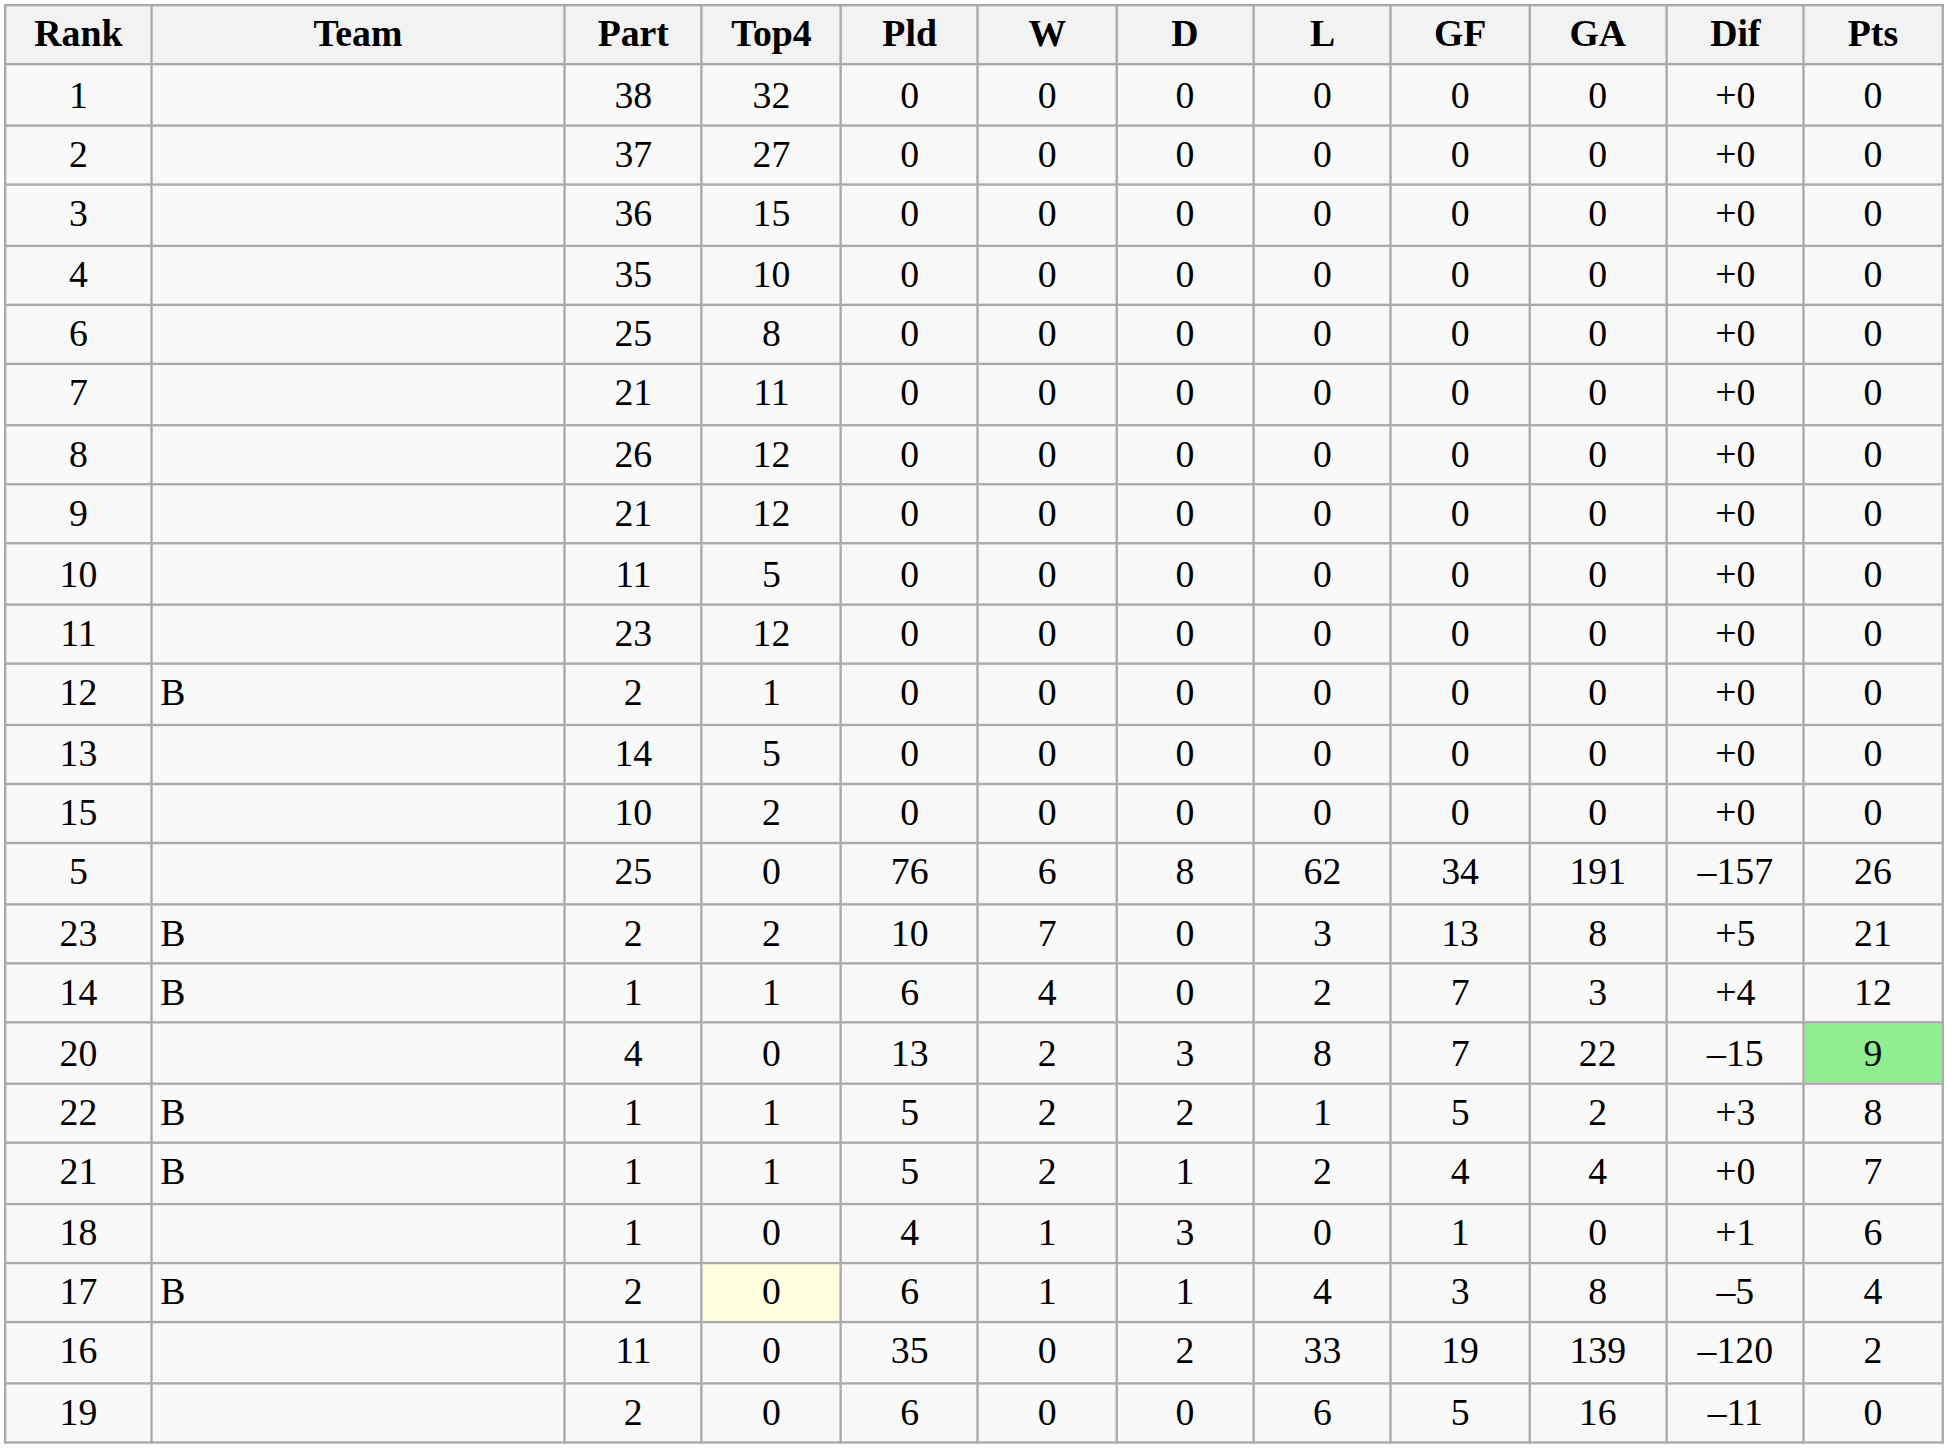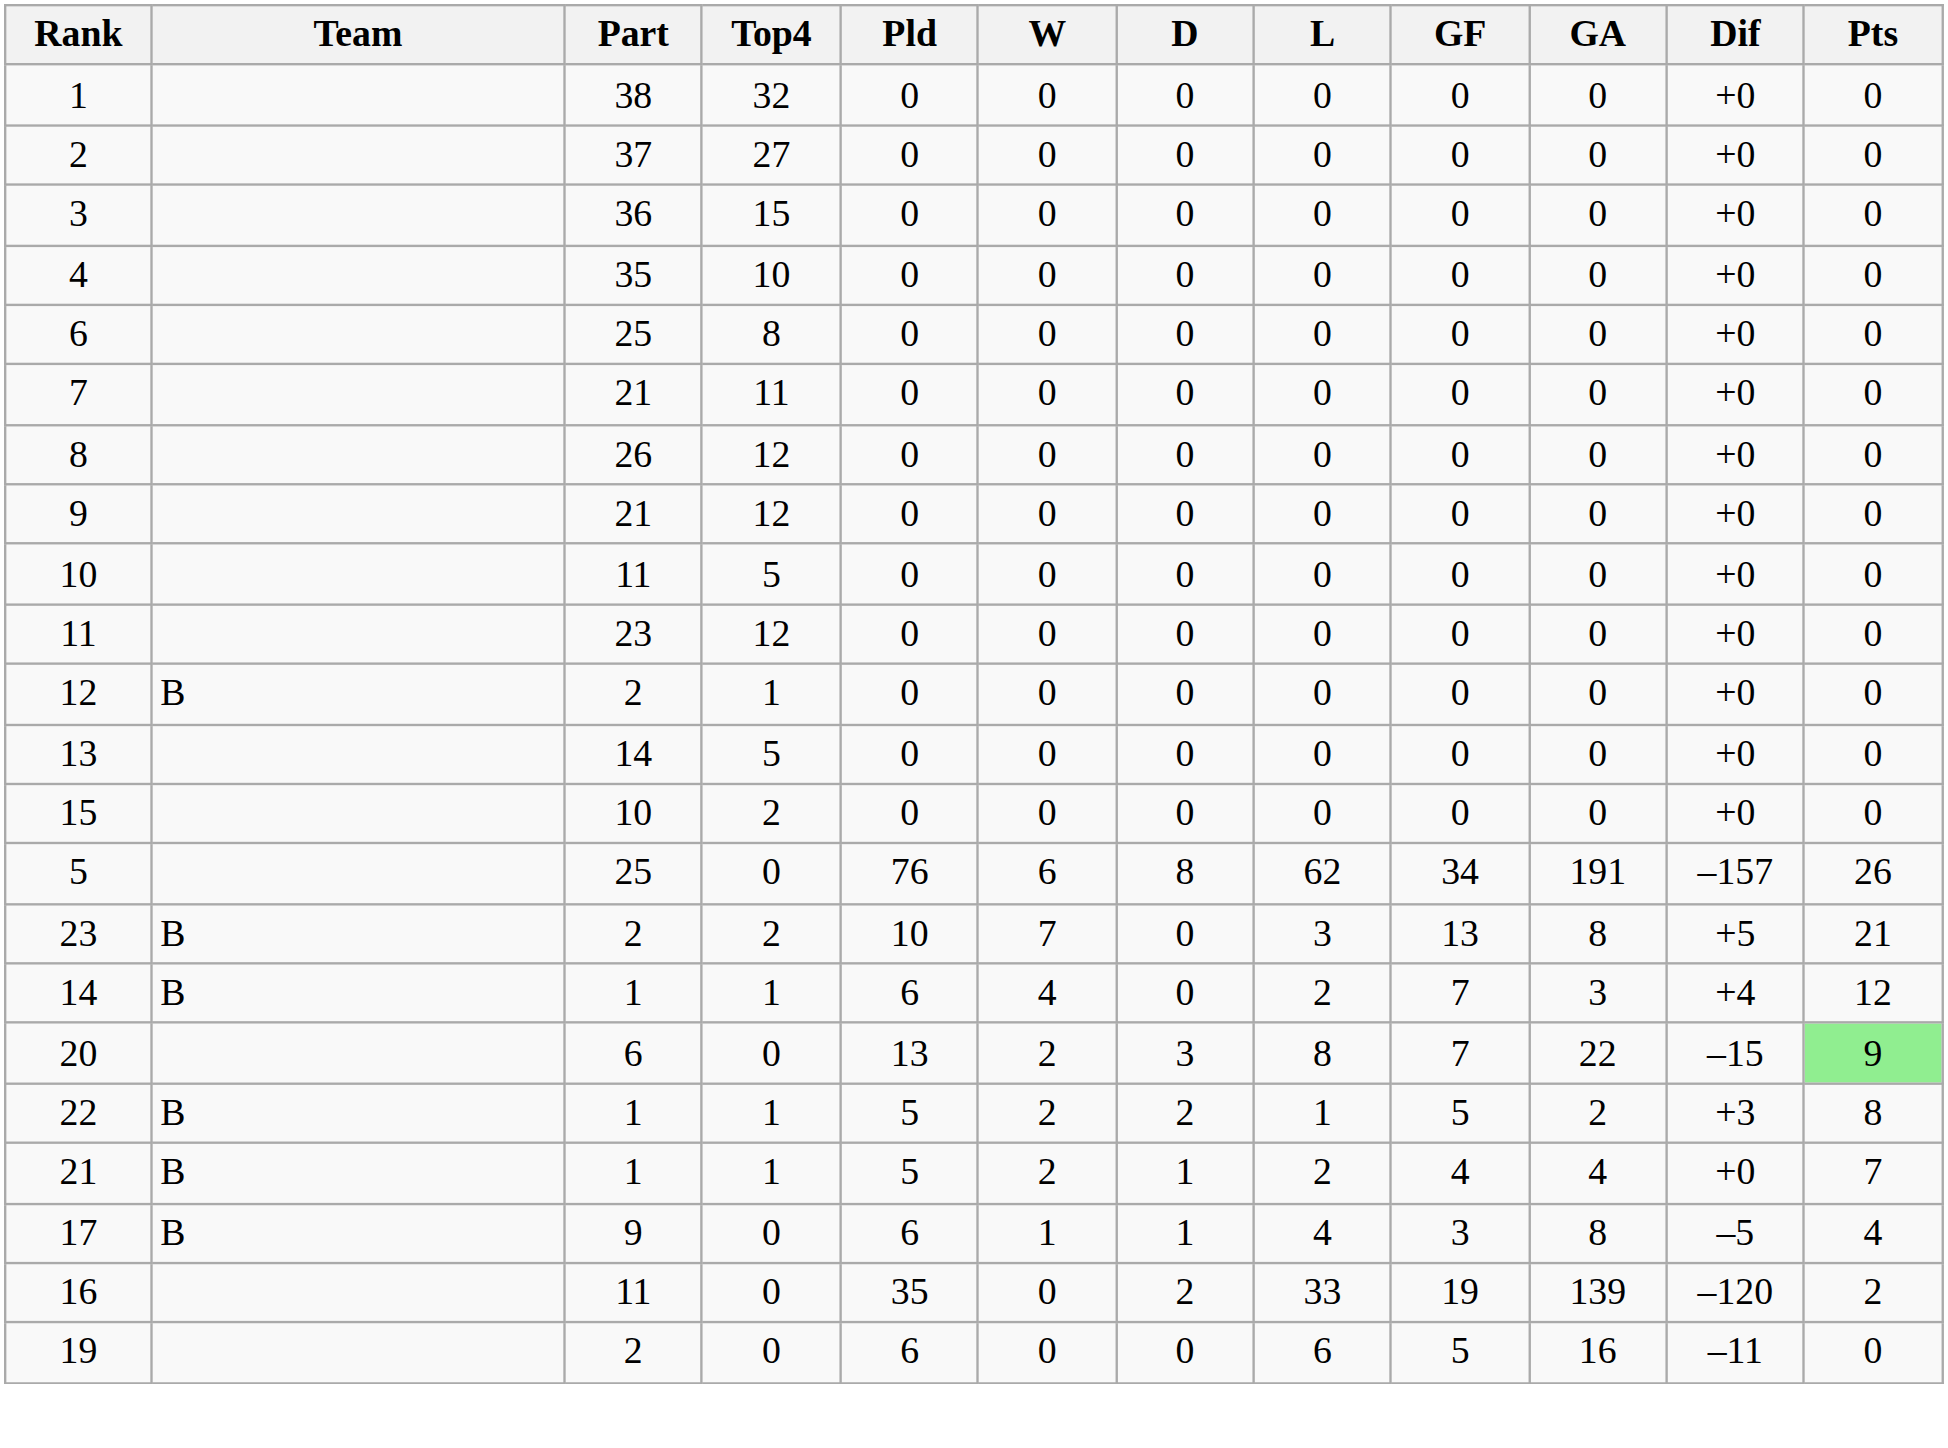(633, 1052) 4 -> (633, 1052) 6
- row: (78, 1232)
(633, 1292) 2 -> (633, 1232) 9
(771, 1292) lightyellow background -> (771, 1232) no background
